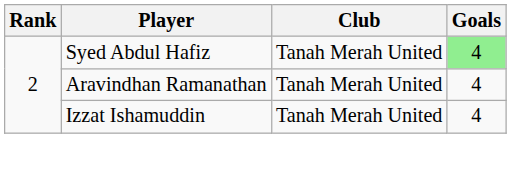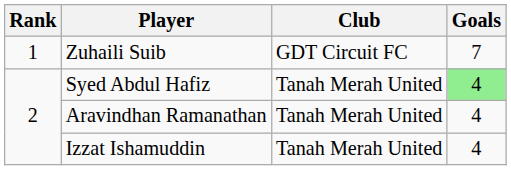+ row: (116, 52)
